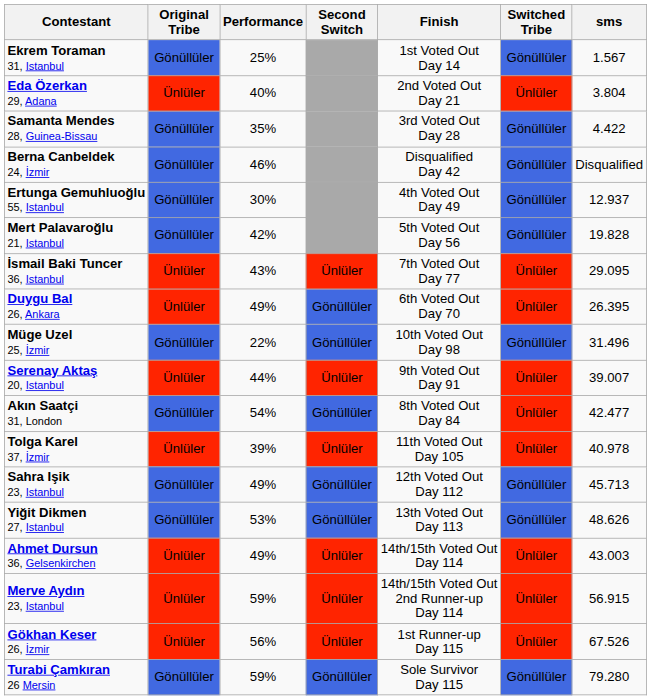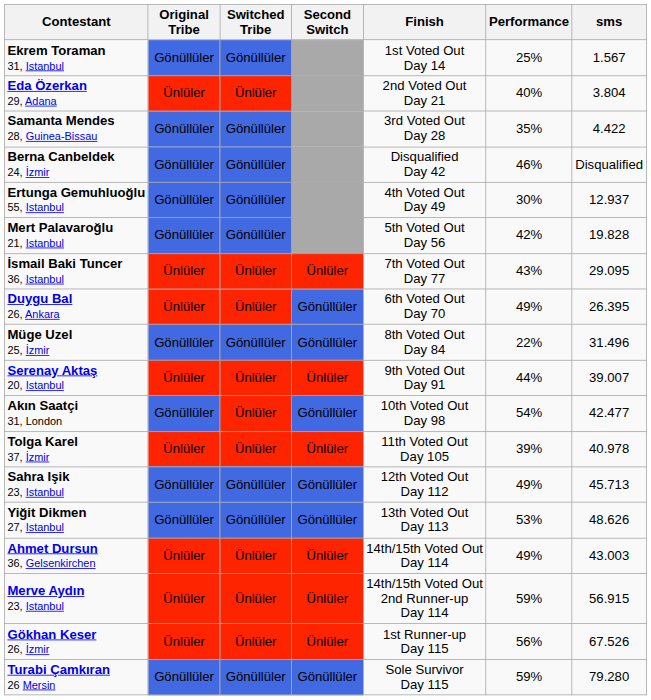columns swapped: (536, 22) <-> (263, 22)
(439, 342) 10th Voted Out Day 98 -> (425, 342) 8th Voted Out Day 84
(439, 413) 8th Voted Out Day 84 -> (425, 413) 10th Voted Out Day 98
